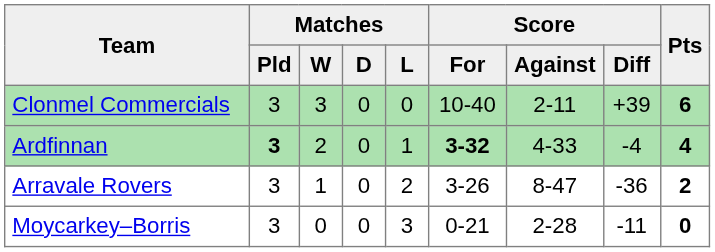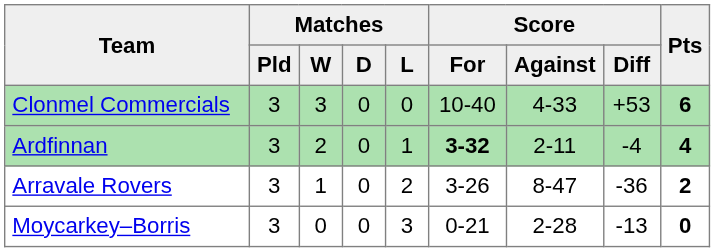(555, 105) 2-11 -> (555, 105) 4-33
(632, 105) +39 -> (632, 105) +53
(274, 145) bold -> (274, 145) normal
(555, 145) 4-33 -> (555, 145) 2-11
(632, 226) -11 -> (632, 226) -13
